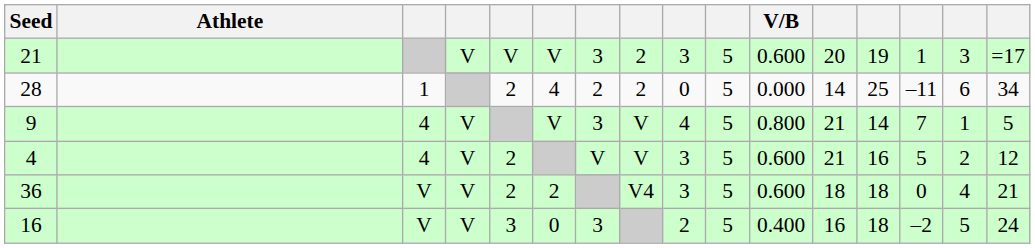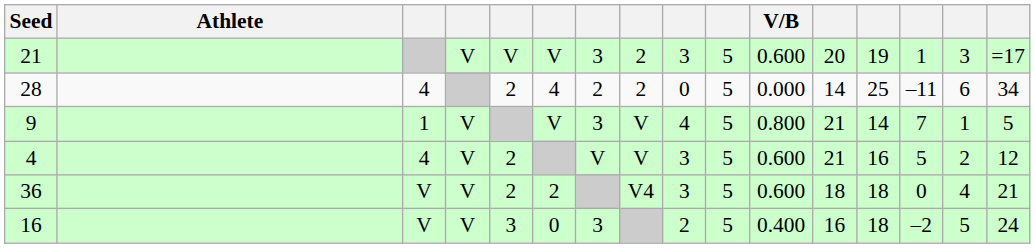(424, 89) 1 -> (424, 89) 4
(424, 123) 4 -> (424, 123) 1
